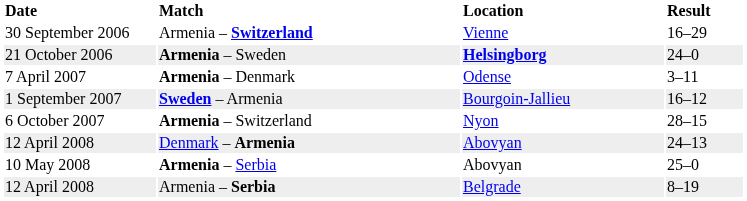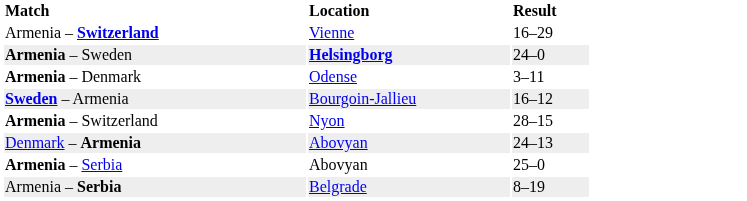- column: (21, 10)
